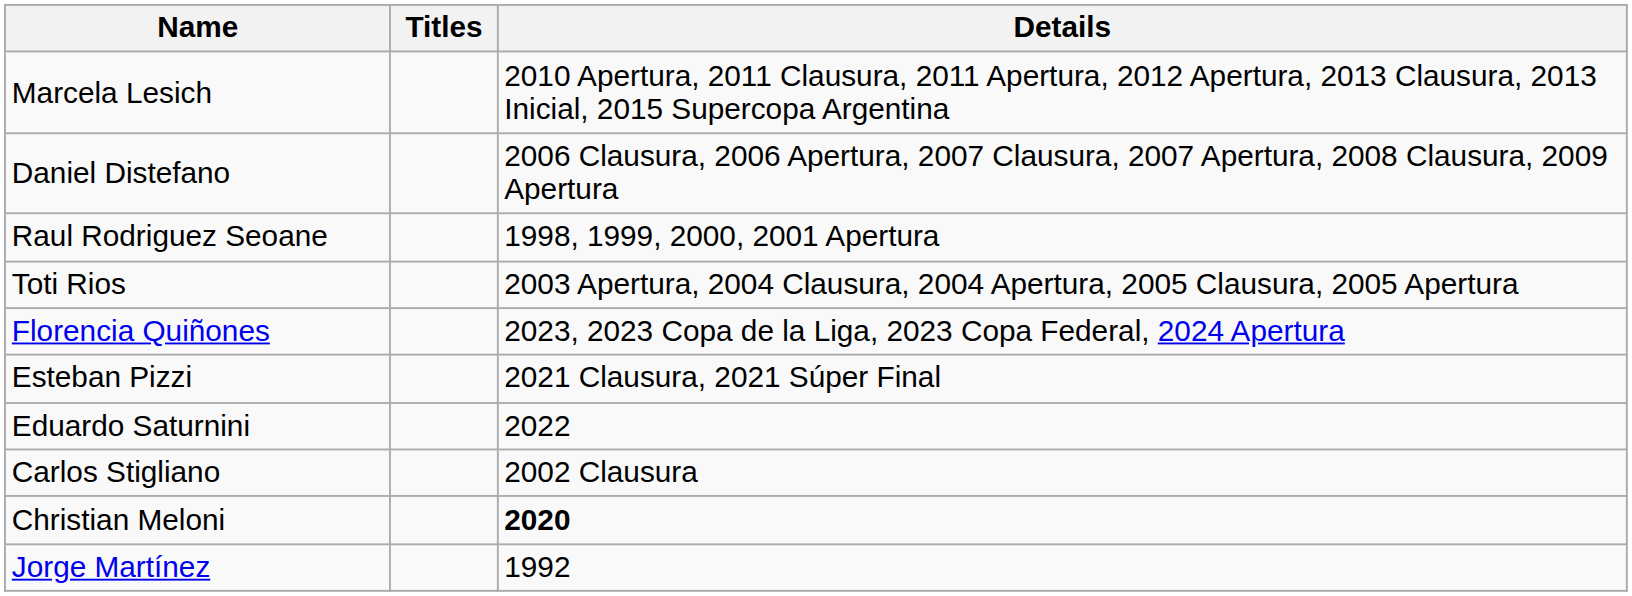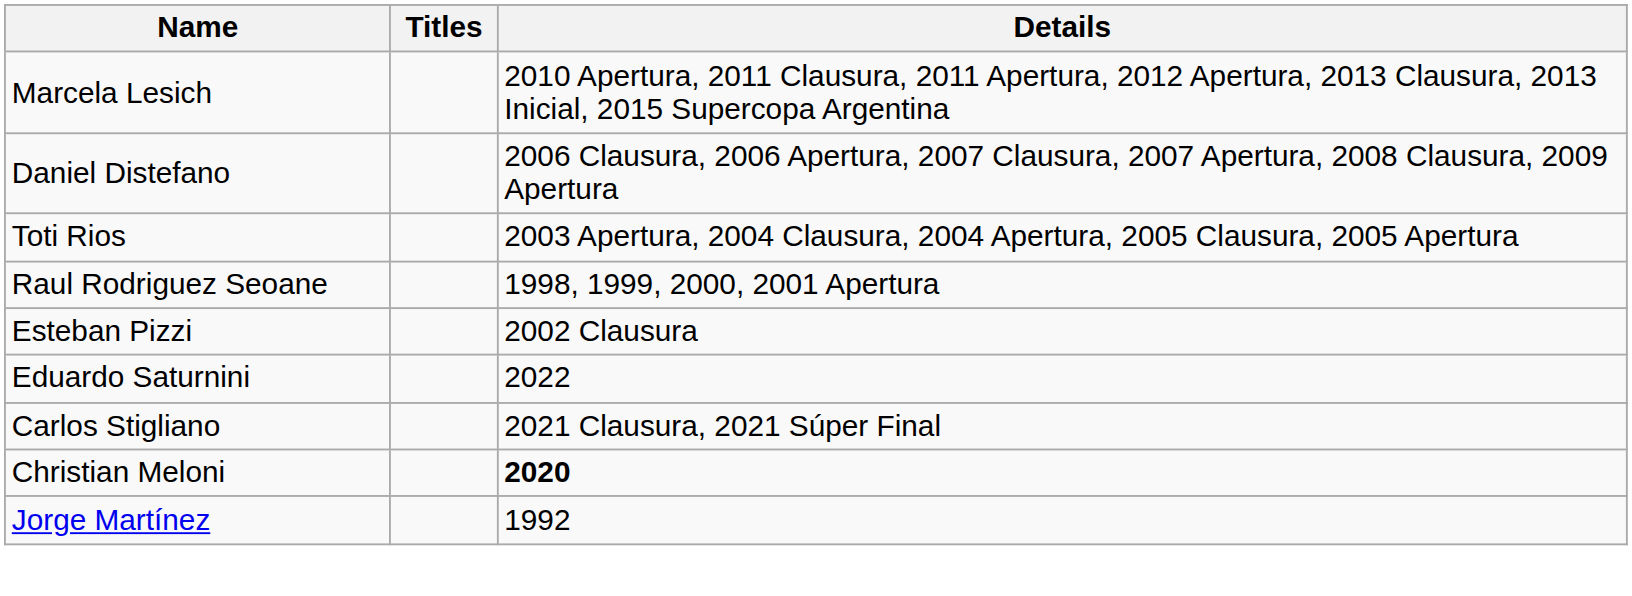rows swapped: (69, 283) <-> (170, 236)
- row: (141, 331)
(723, 378) 2021 Clausura, 2021 Súper Final -> (601, 331) 2002 Clausura
(601, 472) 2002 Clausura -> (723, 425) 2021 Clausura, 2021 Súper Final
